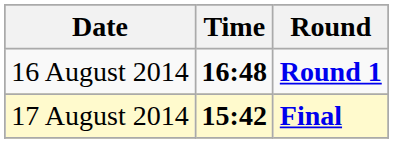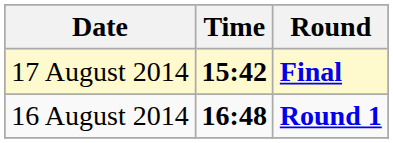rows swapped: (100, 71) <-> (100, 115)
